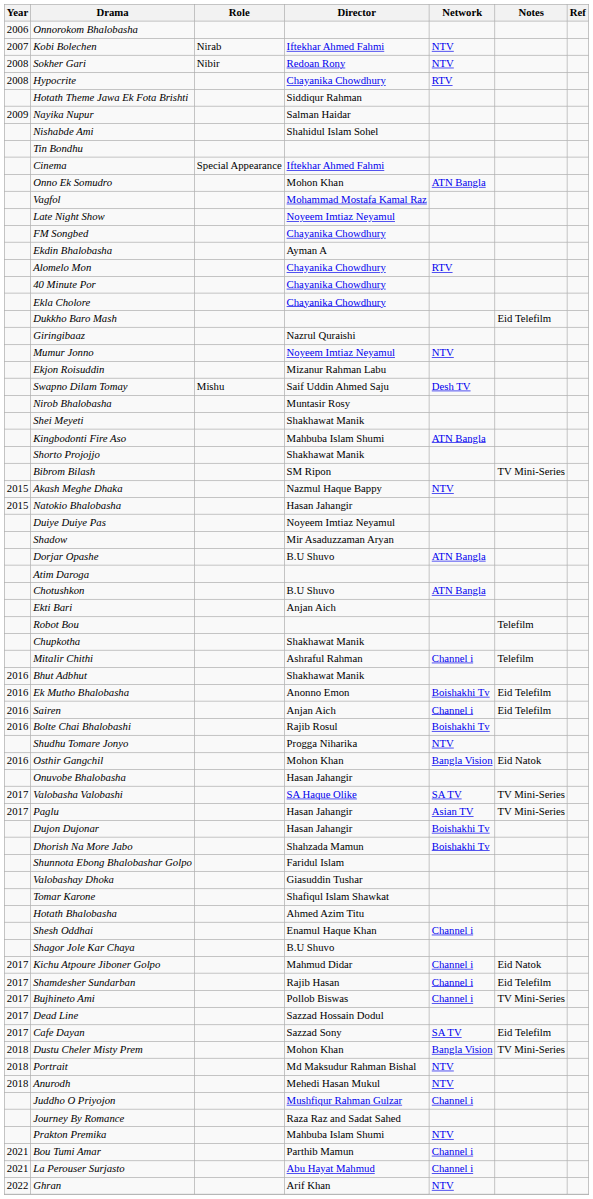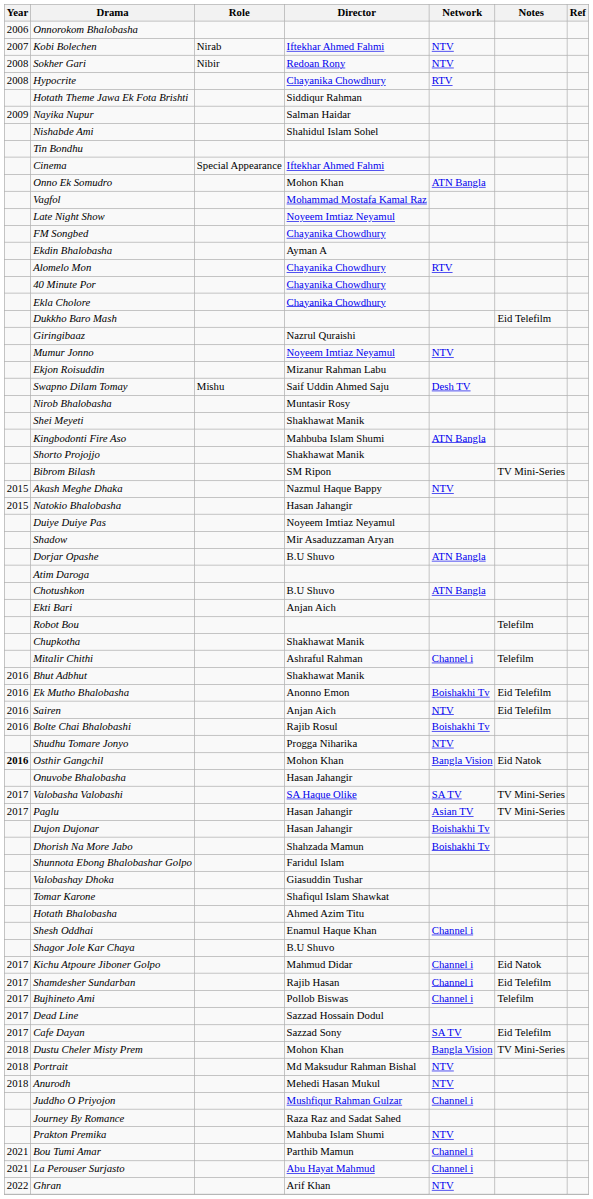(452, 710) Channel i -> (443, 710) NTV
(18, 761) normal -> (18, 761) bold
(531, 999) TV Mini-Series -> (516, 999) Telefilm
